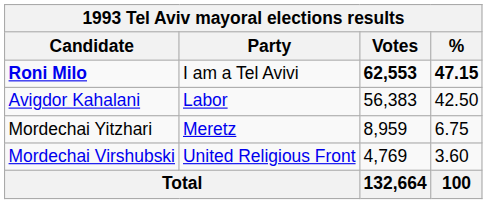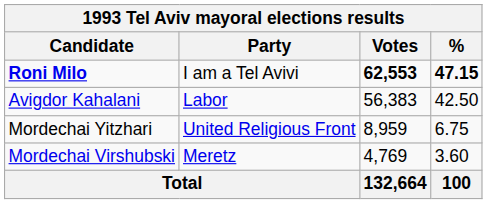(210, 128) Meretz -> (269, 128) United Religious Front
(269, 156) United Religious Front -> (210, 156) Meretz
